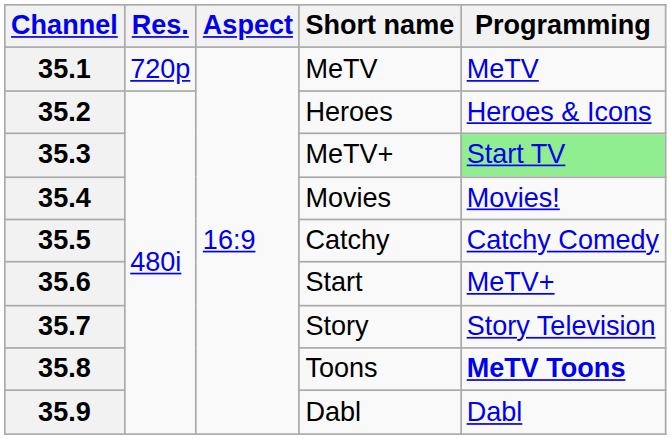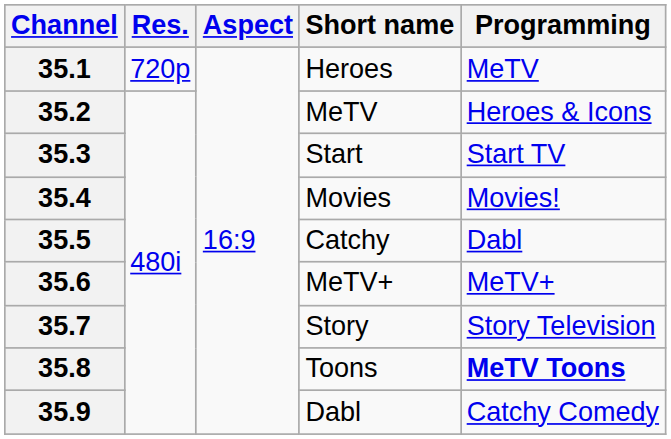(342, 68) MeTV -> (349, 68) Heroes
(349, 111) Heroes -> (342, 111) MeTV
(349, 154) MeTV+ -> (334, 154) Start
(516, 154) lightgreen background -> (516, 154) no background
(563, 240) Catchy Comedy -> (494, 240) Dabl
(334, 283) Start -> (349, 283) MeTV+
(494, 411) Dabl -> (563, 411) Catchy Comedy
